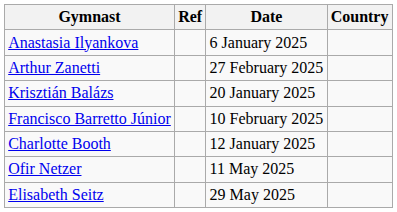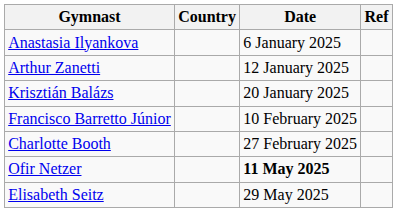columns swapped: (360, 17) <-> (190, 17)
(266, 67) 27 February 2025 -> (296, 67) 12 January 2025
(262, 144) 12 January 2025 -> (300, 144) 27 February 2025
(252, 169) normal -> (286, 169) bold
